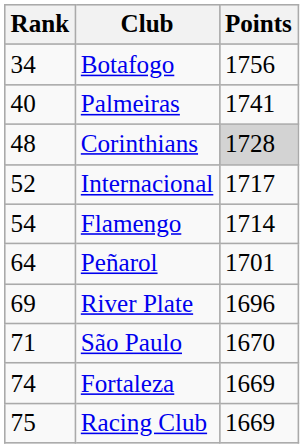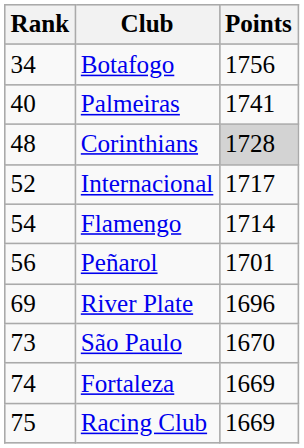(23, 263) 64 -> (23, 263) 56
(23, 343) 71 -> (23, 343) 73
